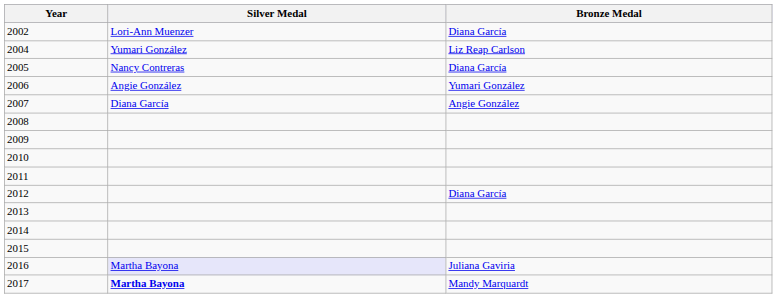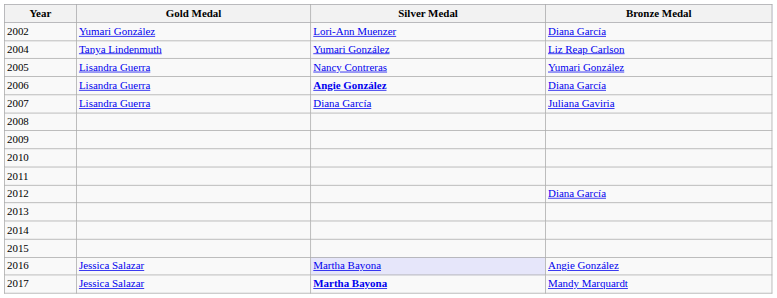+ column: (194, 13)
(477, 68) Diana García -> (586, 68) Yumari González
(146, 86) normal -> (350, 86) bold
(487, 86) Yumari González -> (577, 86) Diana García
(484, 104) Angie González -> (581, 104) Juliana Gaviria
(482, 266) Juliana Gaviria -> (583, 266) Angie González
